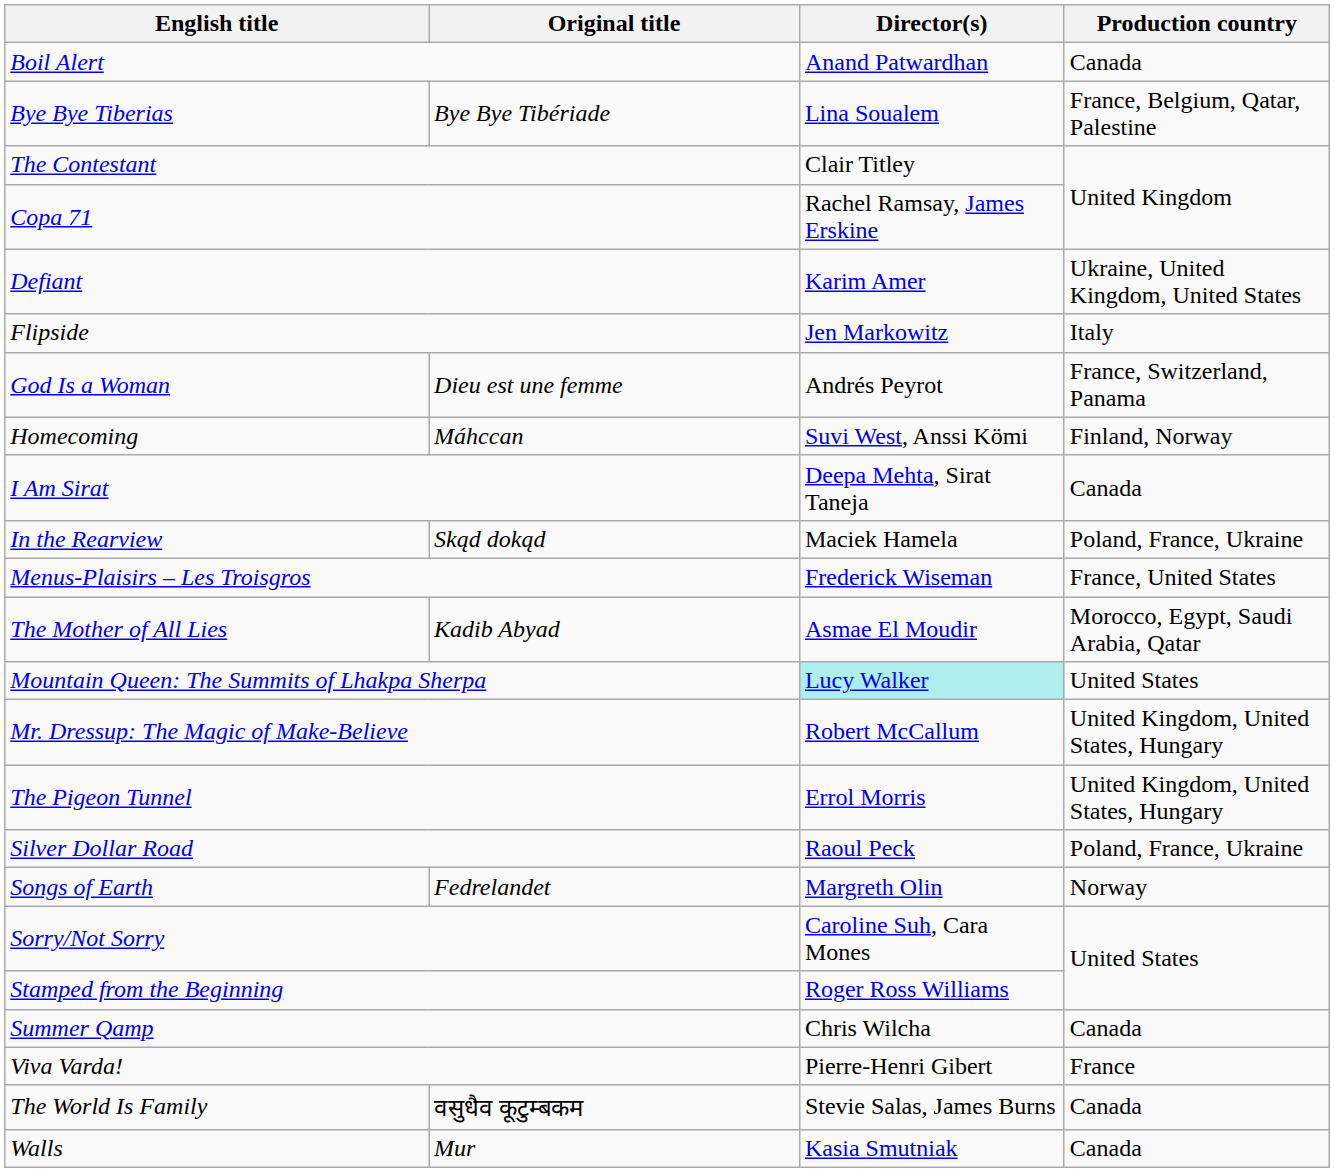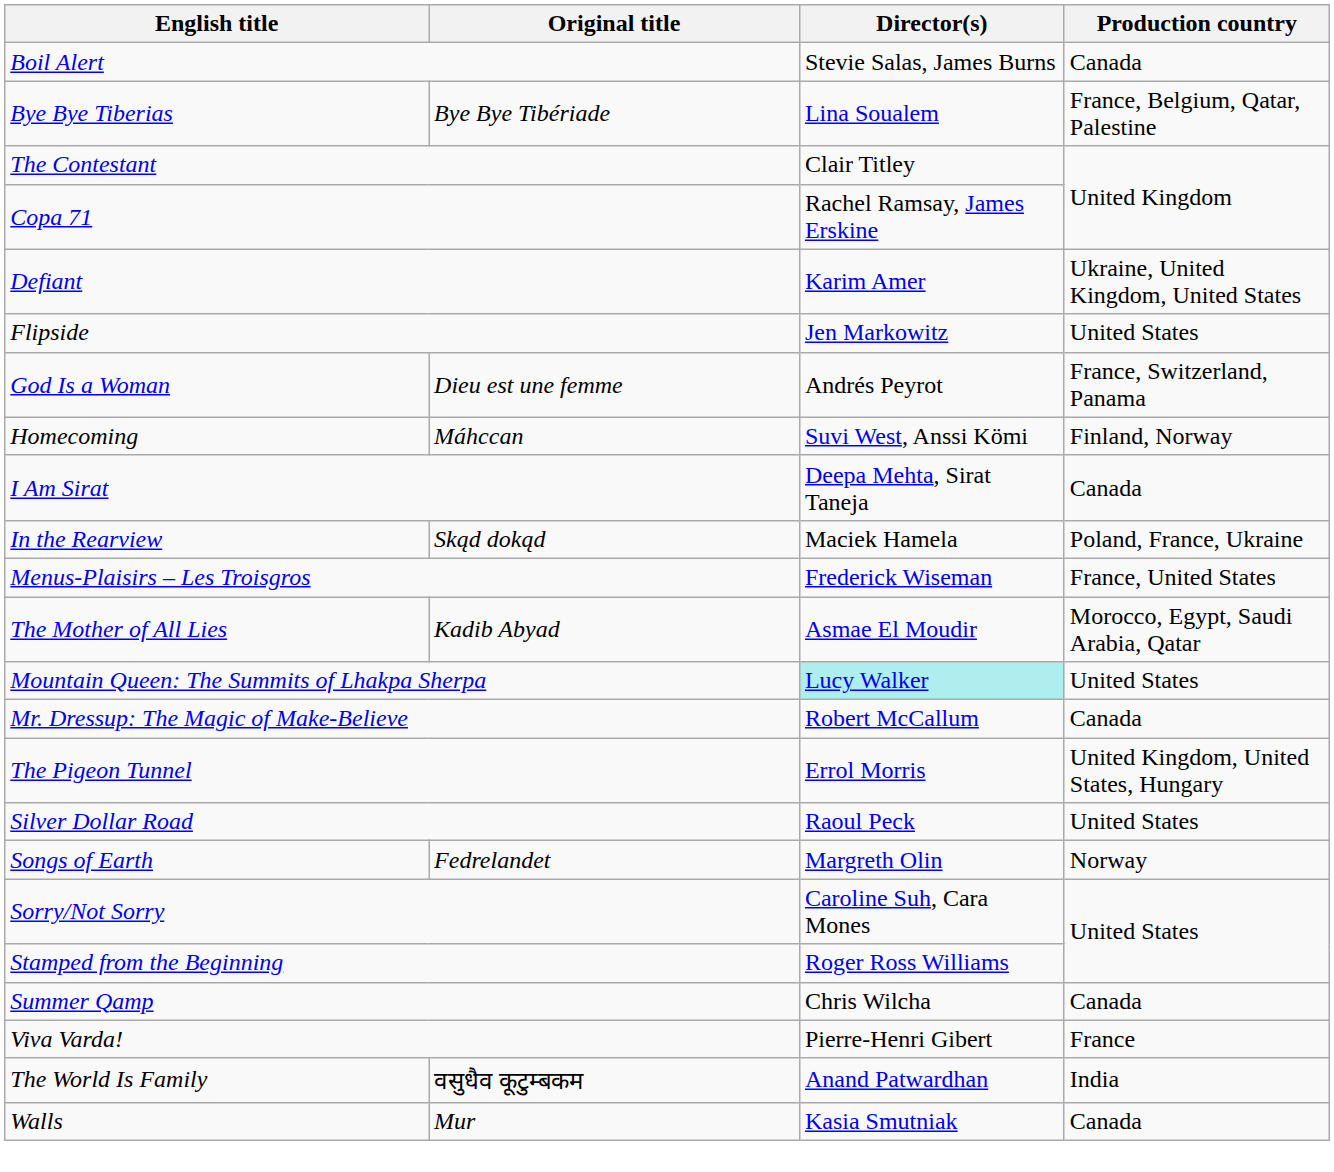(897, 61) Anand Patwardhan -> (930, 61) Stevie Salas, James Burns
(1092, 332) Italy -> (1134, 332) United States
(1190, 731) United Kingdom, United States, Hungary -> (1106, 718) Canada
(1186, 848) Poland, France, Ukraine -> (1134, 821) United States
(930, 1106) Stevie Salas, James Burns -> (897, 1079) Anand Patwardhan
(1106, 1106) Canada -> (1094, 1079) India
